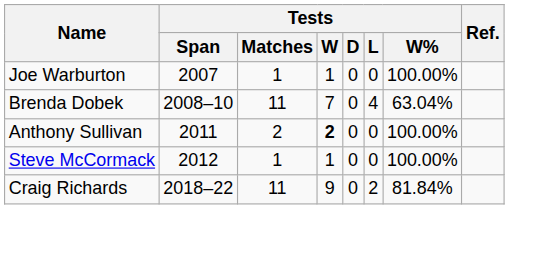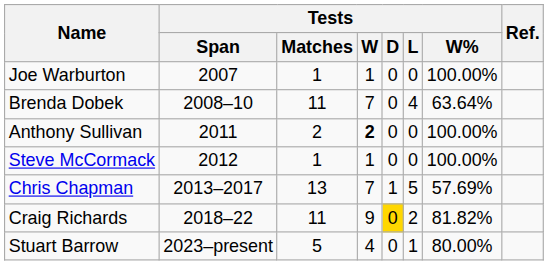(422, 103) 63.04% -> (462, 103) 63.64%
+ row: (71, 189)
(353, 189) no background -> (393, 217) gold background
(422, 189) 81.84% -> (462, 217) 81.82%
+ row: (63, 246)
